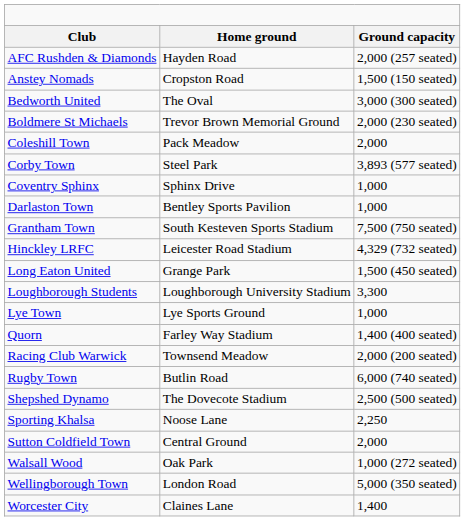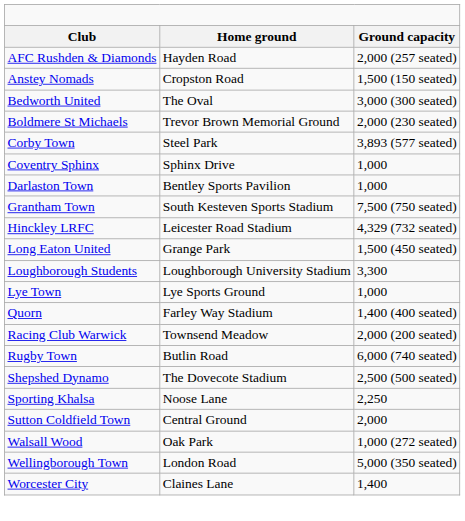- row: (49, 143)
